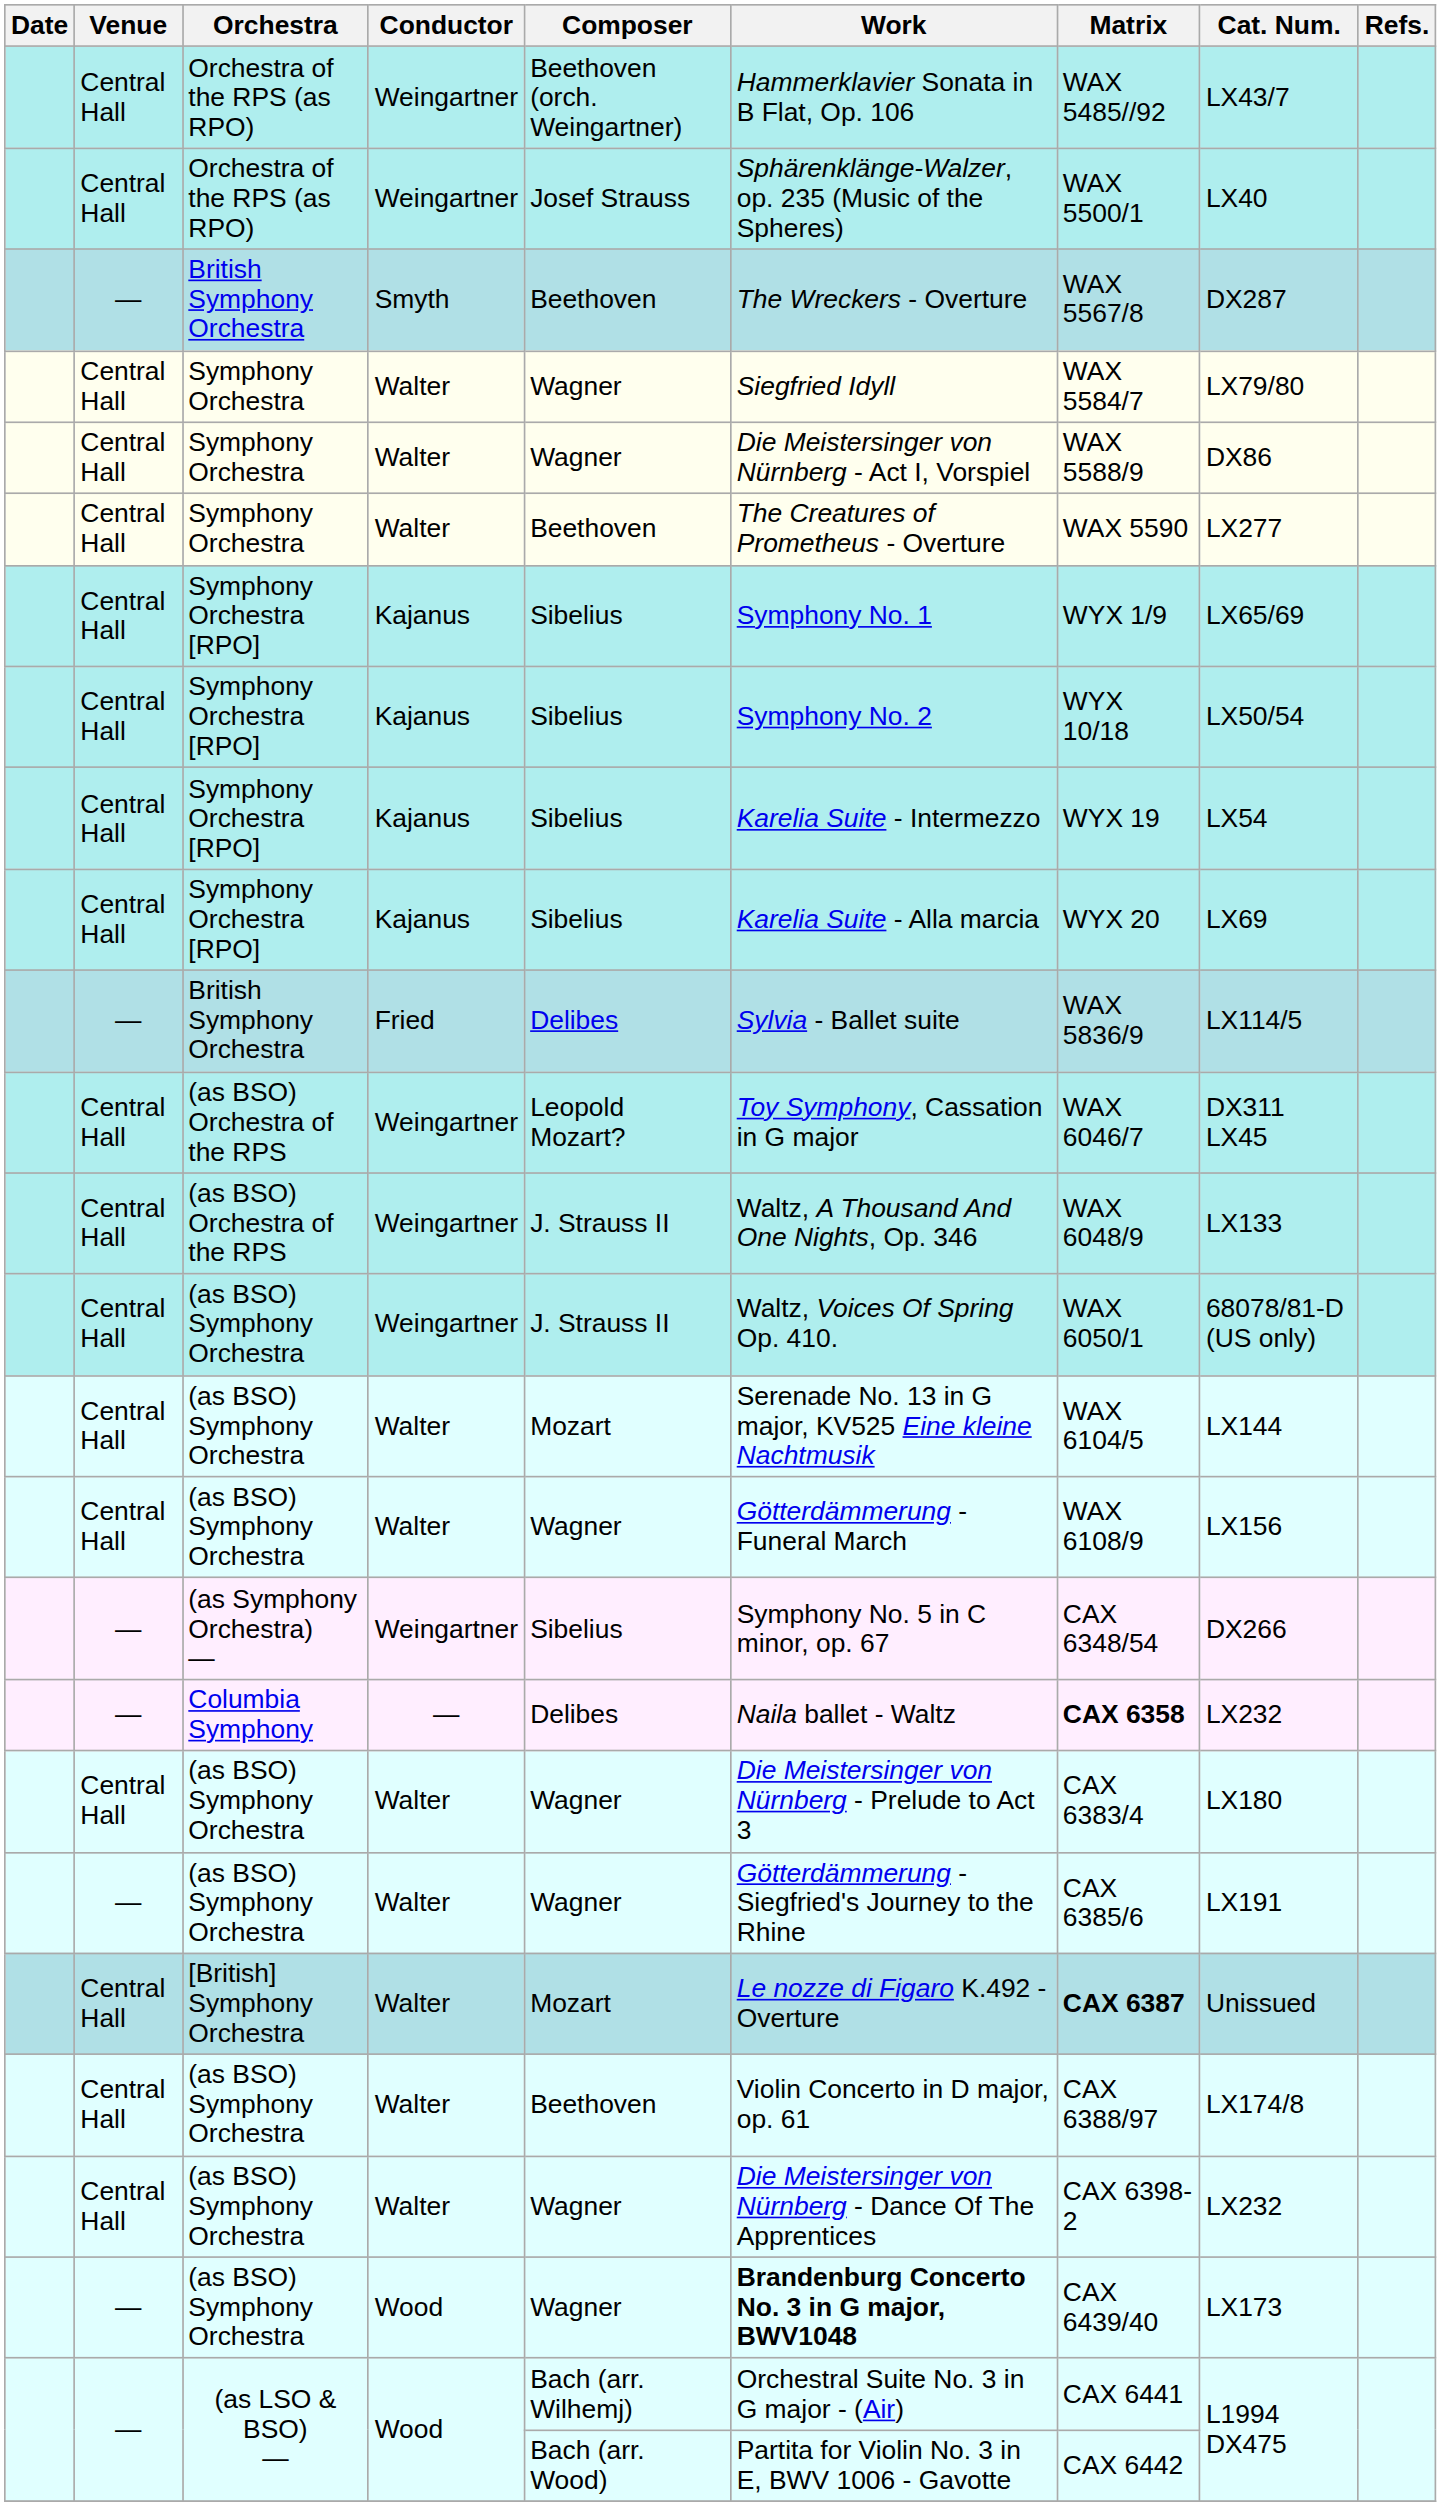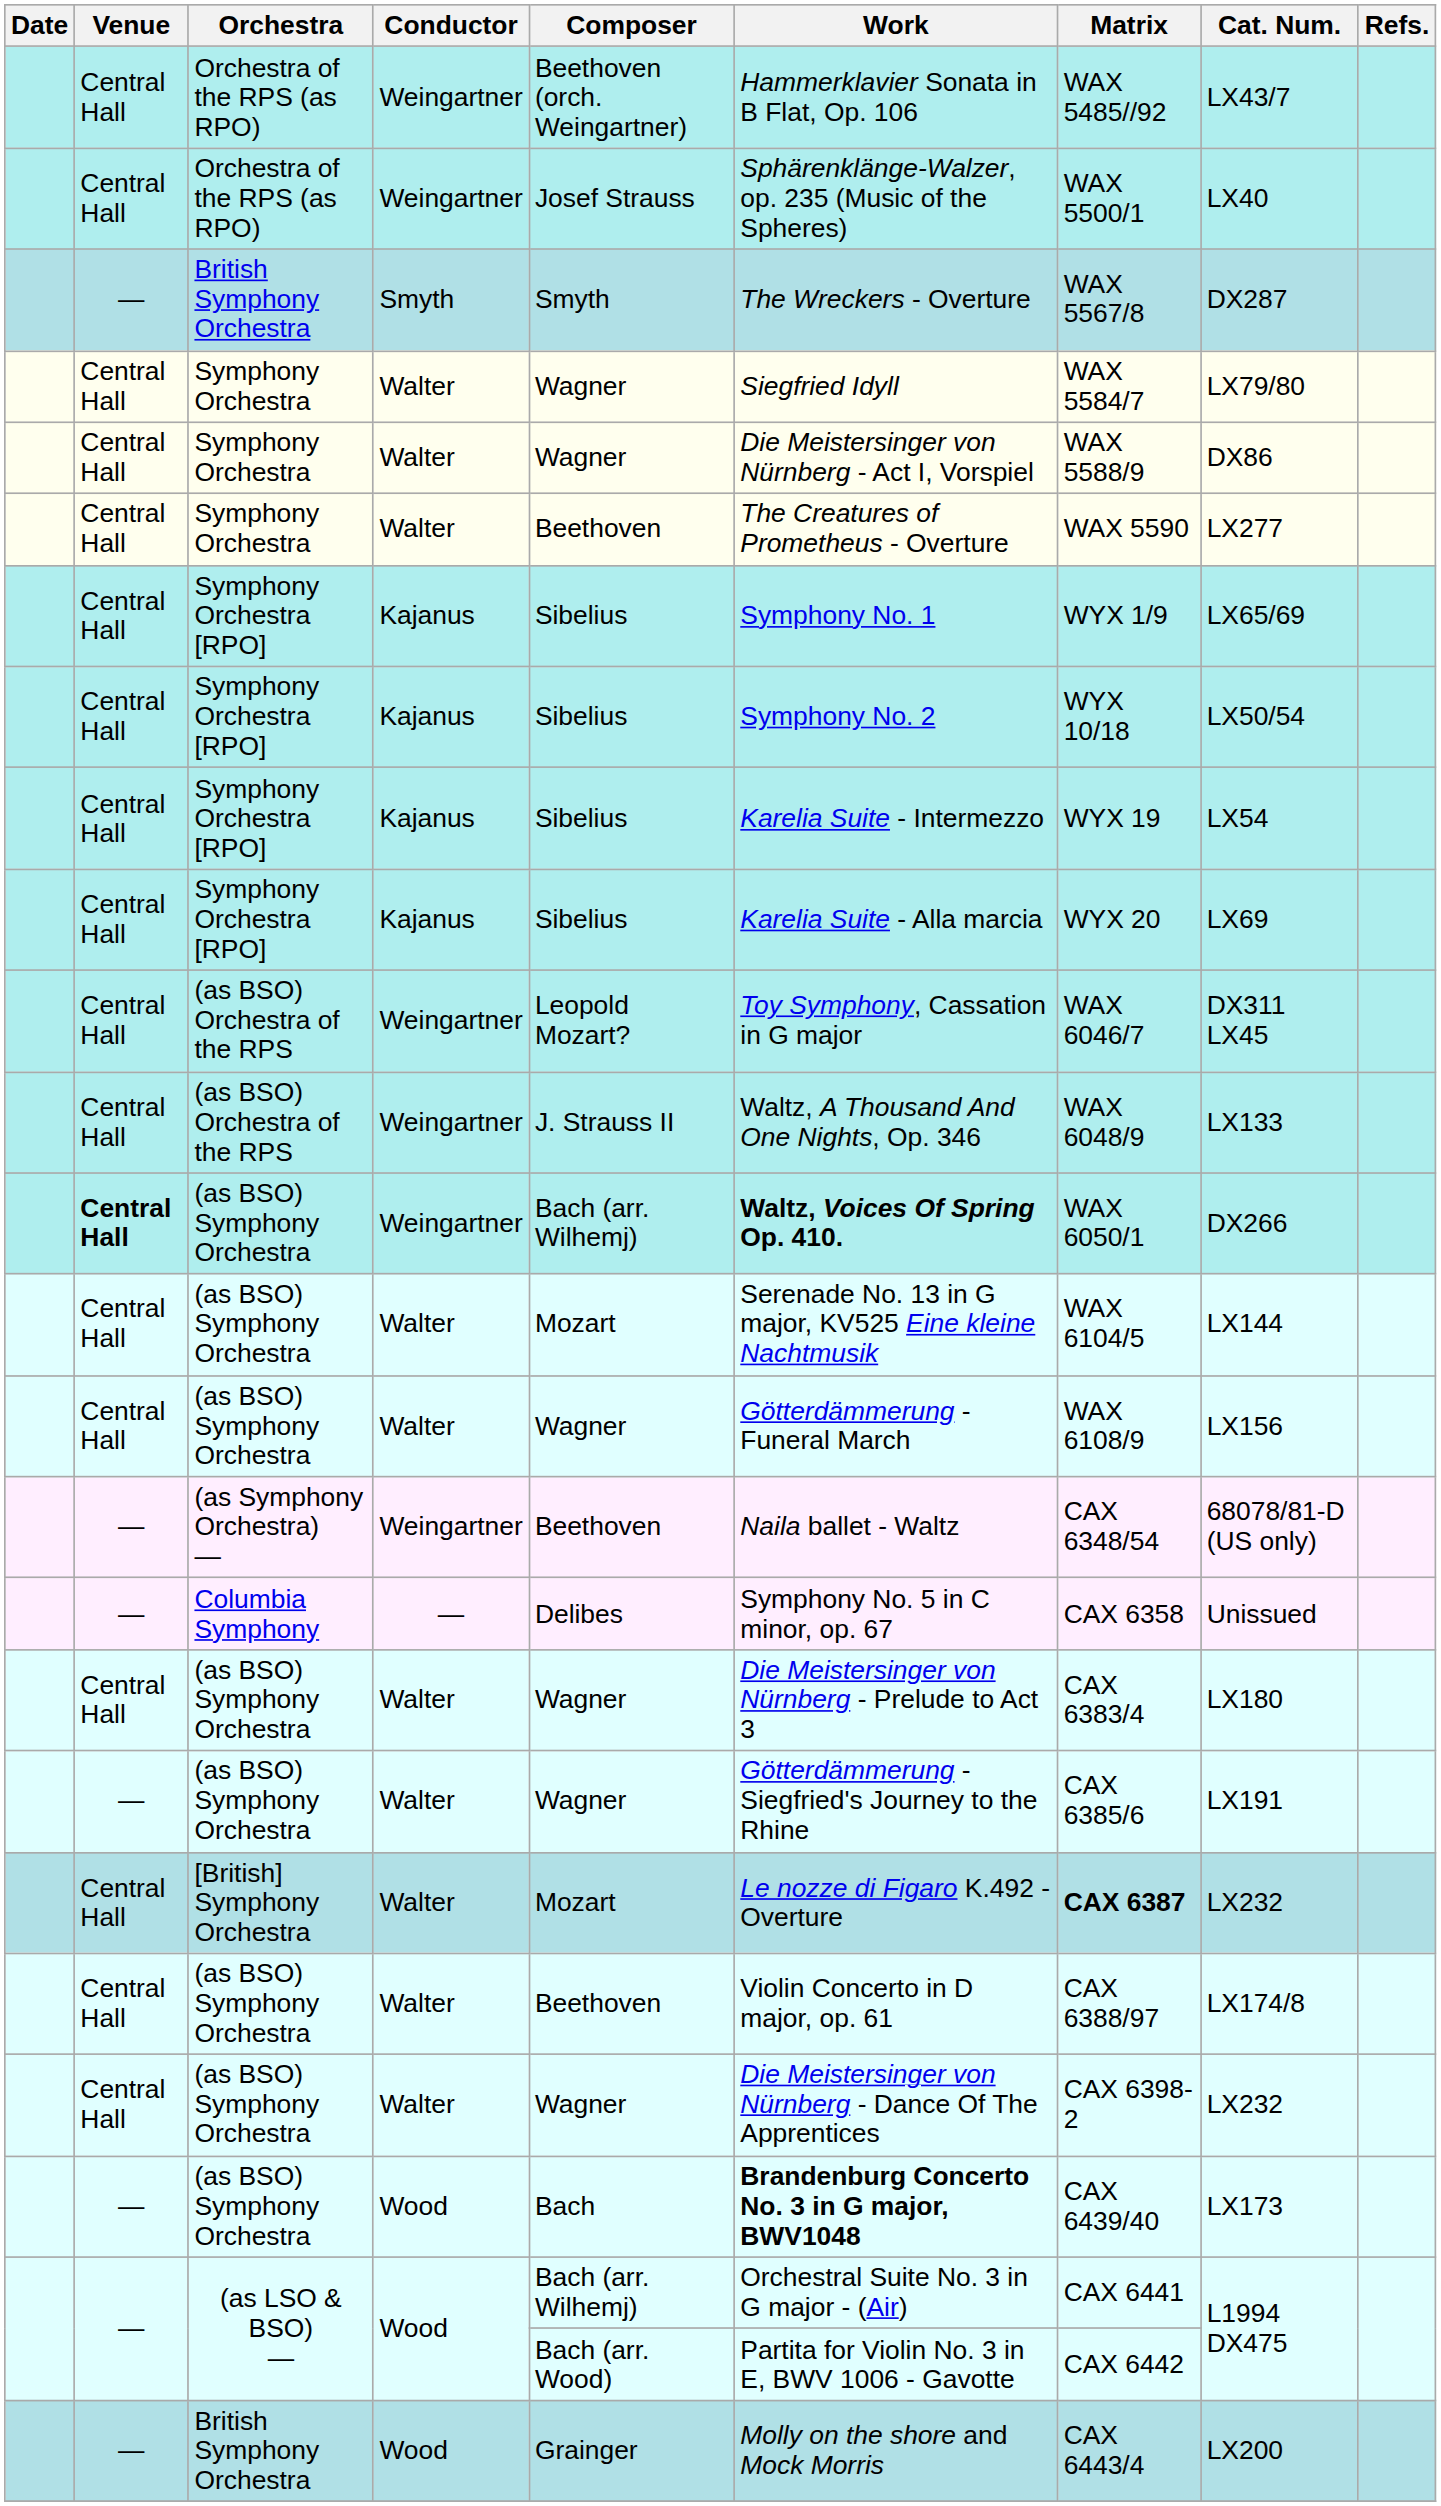(593, 299) Beethoven -> (572, 299) Smyth
- row: (251, 1020)
(123, 1324) normal -> (126, 1223) bold
(600, 1324) J. Strauss II -> (592, 1223) Bach (arr. Wilhemj)
(875, 1324) normal -> (887, 1223) bold
(1275, 1324) 68078/81-D (US only) -> (1247, 1223) DX266
(576, 1628) Sibelius -> (598, 1526) Beethoven
(861, 1628) Symphony No. 5 in C minor, op. 67 -> (850, 1526) Naila ballet - Waltz
(1246, 1628) DX266 -> (1276, 1526) 68078/81-D (US only)
(846, 1714) Naila ballet - Waltz -> (865, 1613) Symphony No. 5 in C minor, op. 67
(1124, 1714) bold -> (1124, 1613) normal
(1244, 1714) LX232 -> (1262, 1613) Unissued
(1261, 2003) Unissued -> (1245, 1902) LX232
(576, 2307) Wagner -> (565, 2206) Bach
+ row: (257, 2450)
